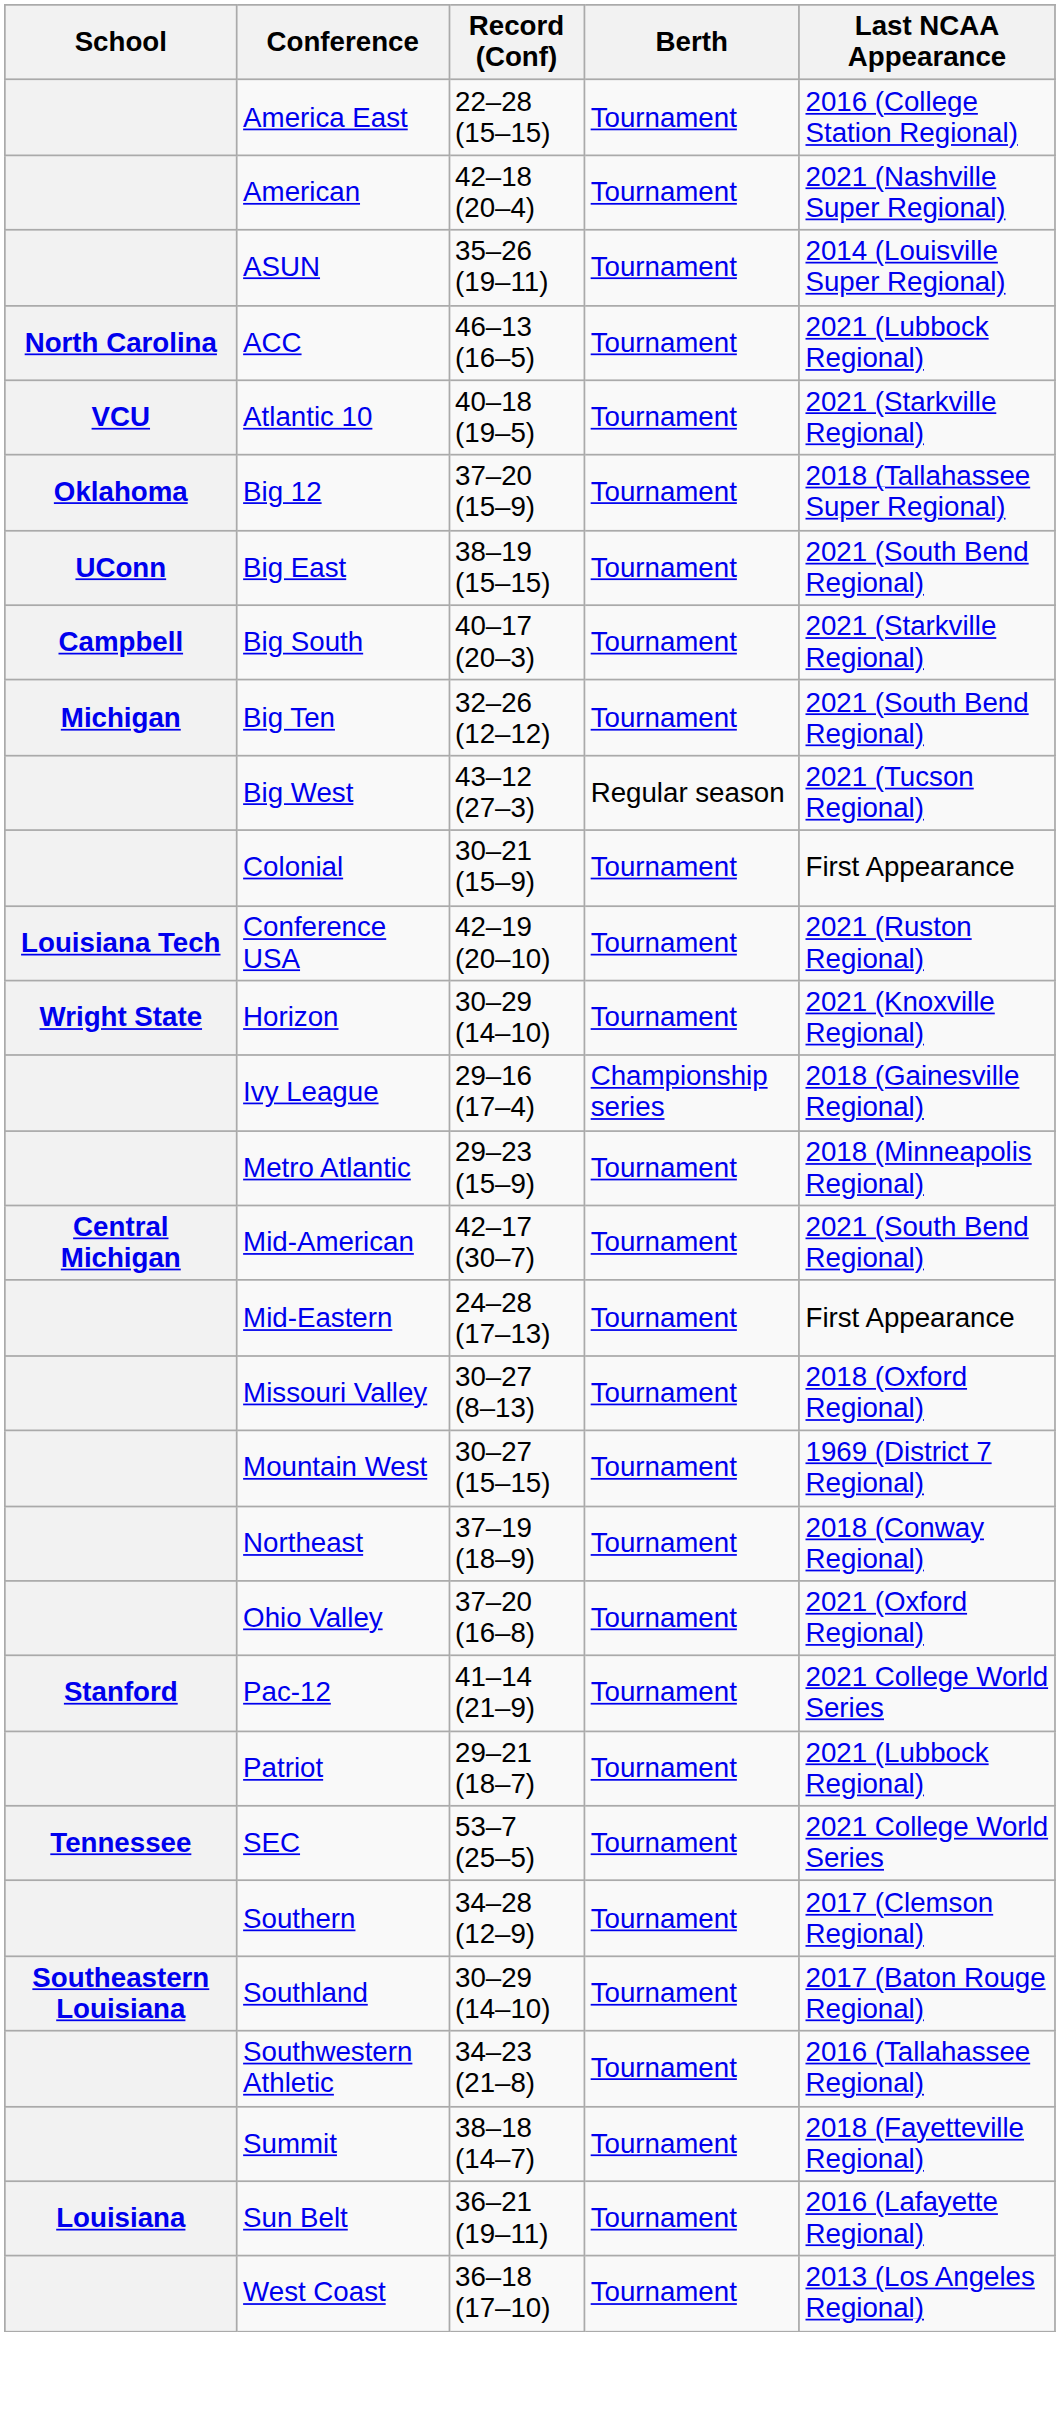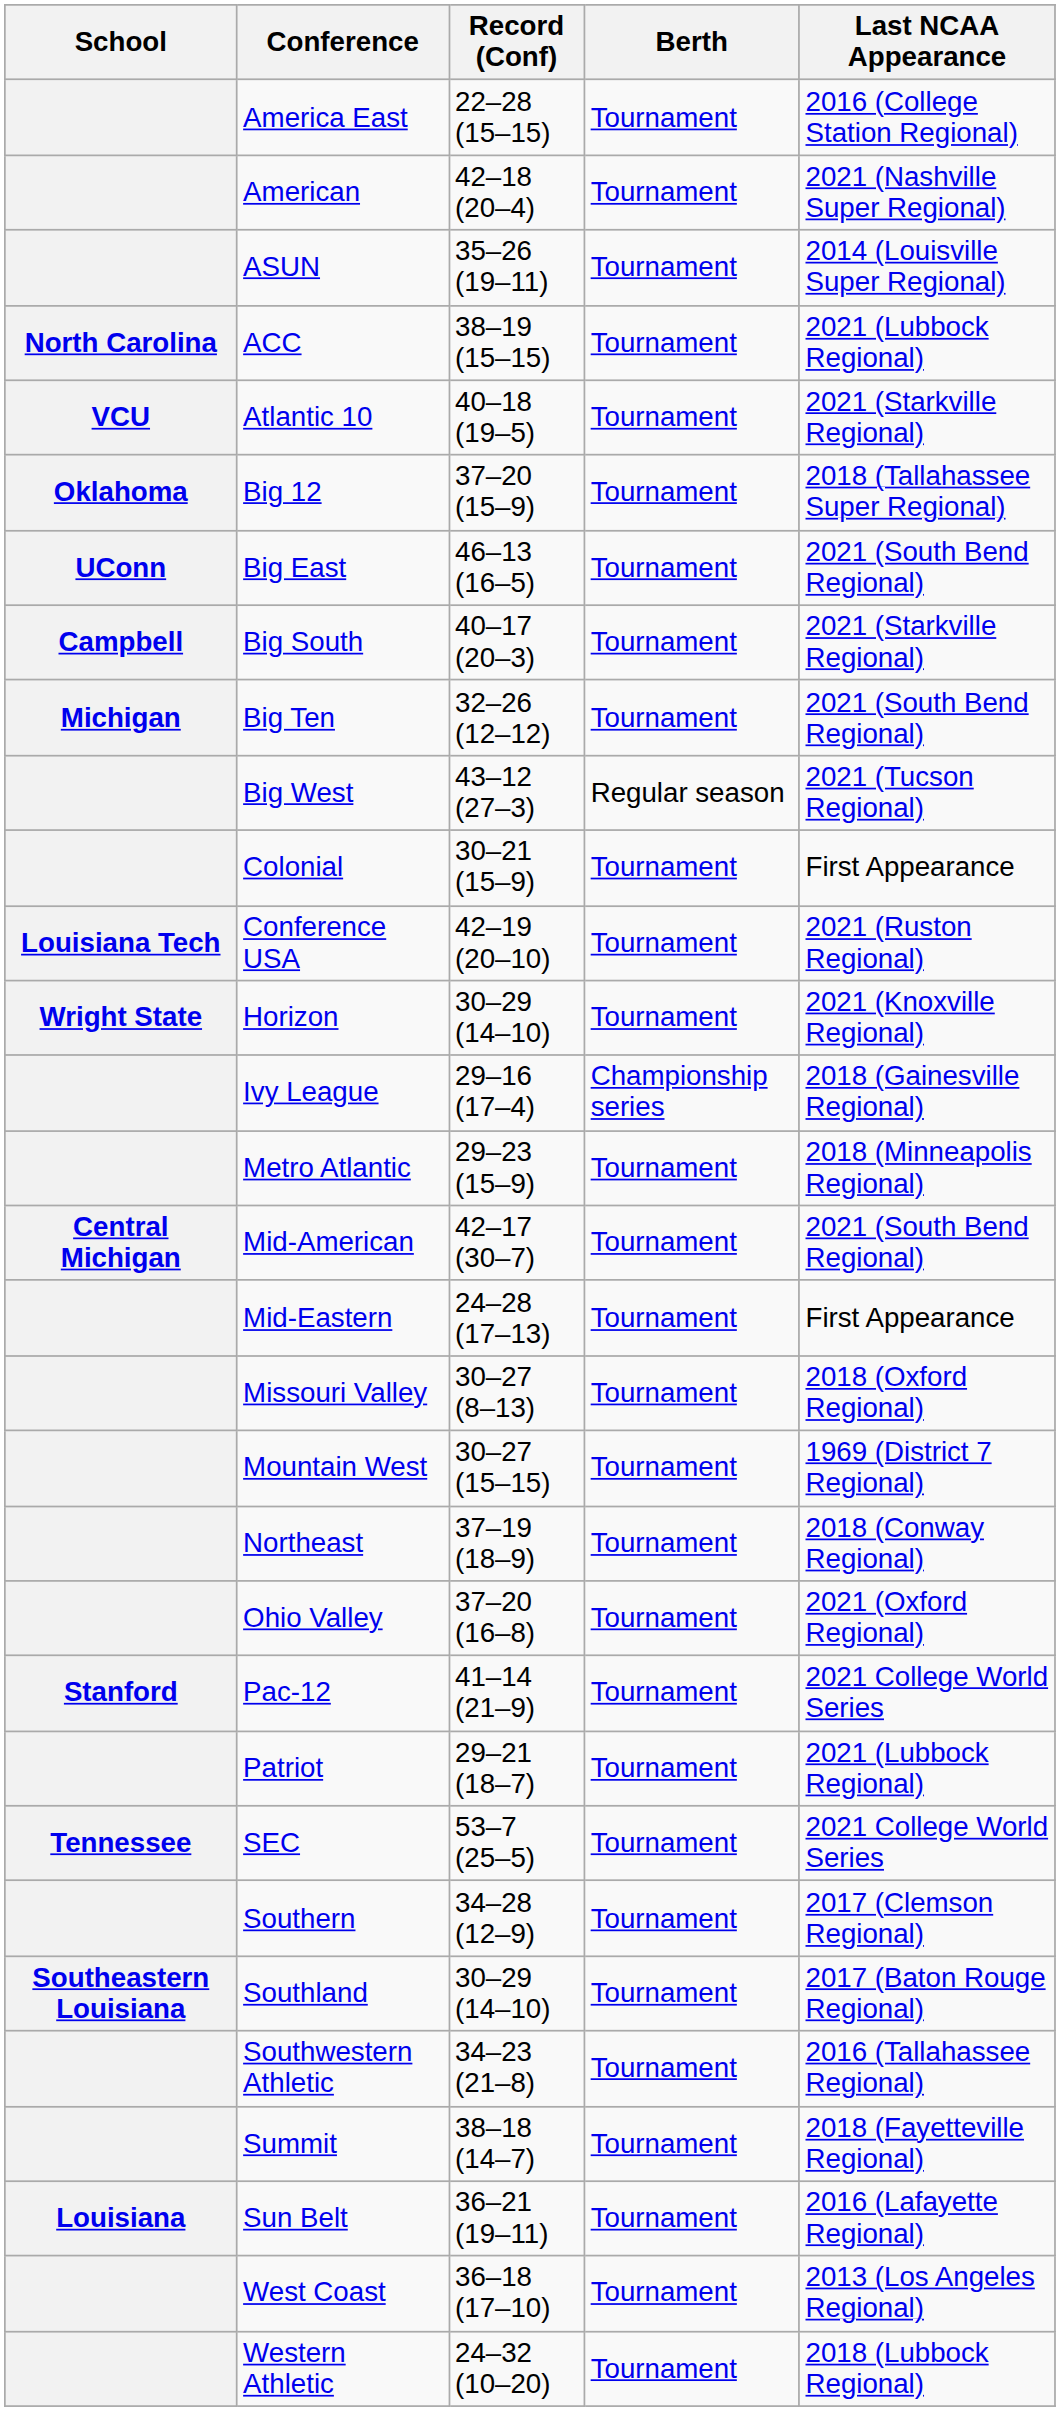(495, 342) 46–13 (16–5) -> (503, 342) 38–19 (15–15)
(503, 567) 38–19 (15–15) -> (495, 567) 46–13 (16–5)
+ row: (294, 2368)
